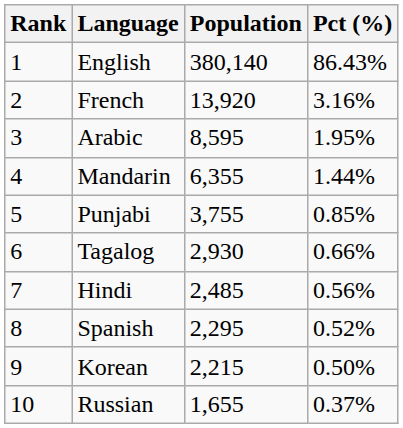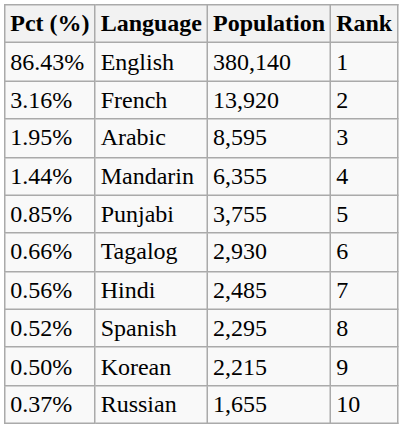columns swapped: (38, 23) <-> (353, 23)
